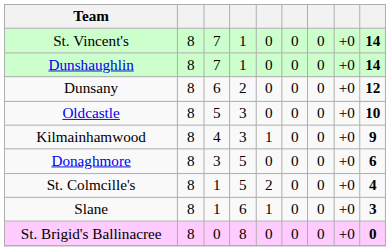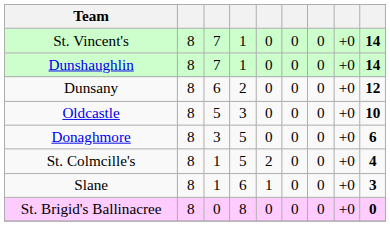- row: (91, 137)
